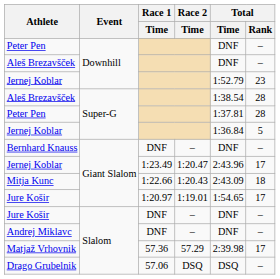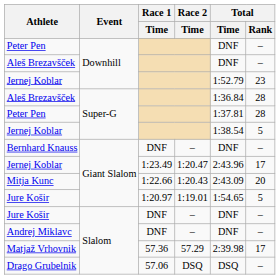(228, 97) 1:38.54 -> (228, 97) 1:36.84
(228, 131) 1:36.84 -> (228, 131) 1:38.54
(260, 181) 18 -> (260, 181) 20
(260, 198) 17 -> (260, 198) 5
